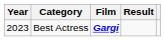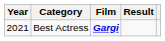(18, 28) 2023 -> (18, 28) 2021
